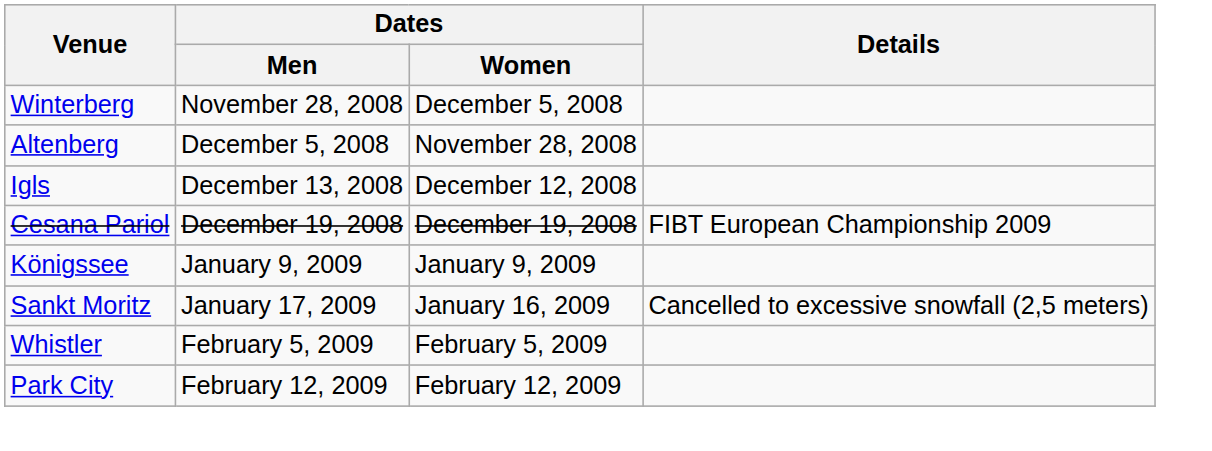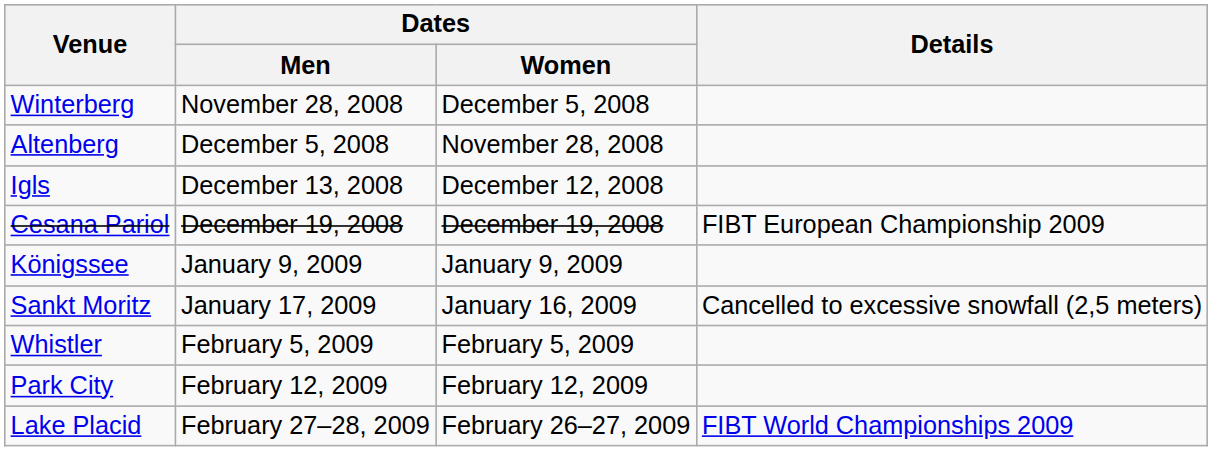+ row: (76, 425)
